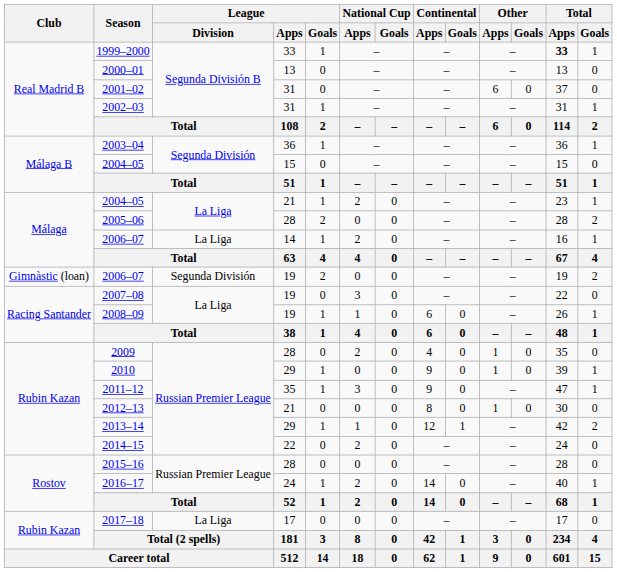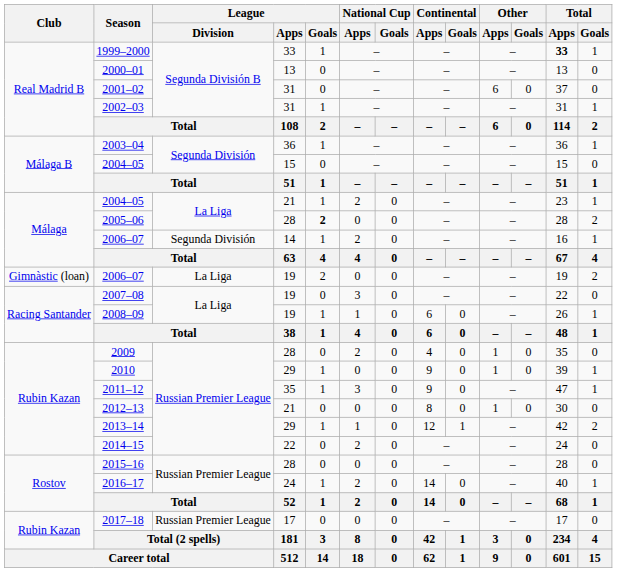(323, 220) normal -> (323, 220) bold
(213, 239) La Liga -> (213, 239) Segunda División
(213, 276) Segunda División -> (213, 276) La Liga
(213, 520) La Liga -> (213, 520) Russian Premier League
